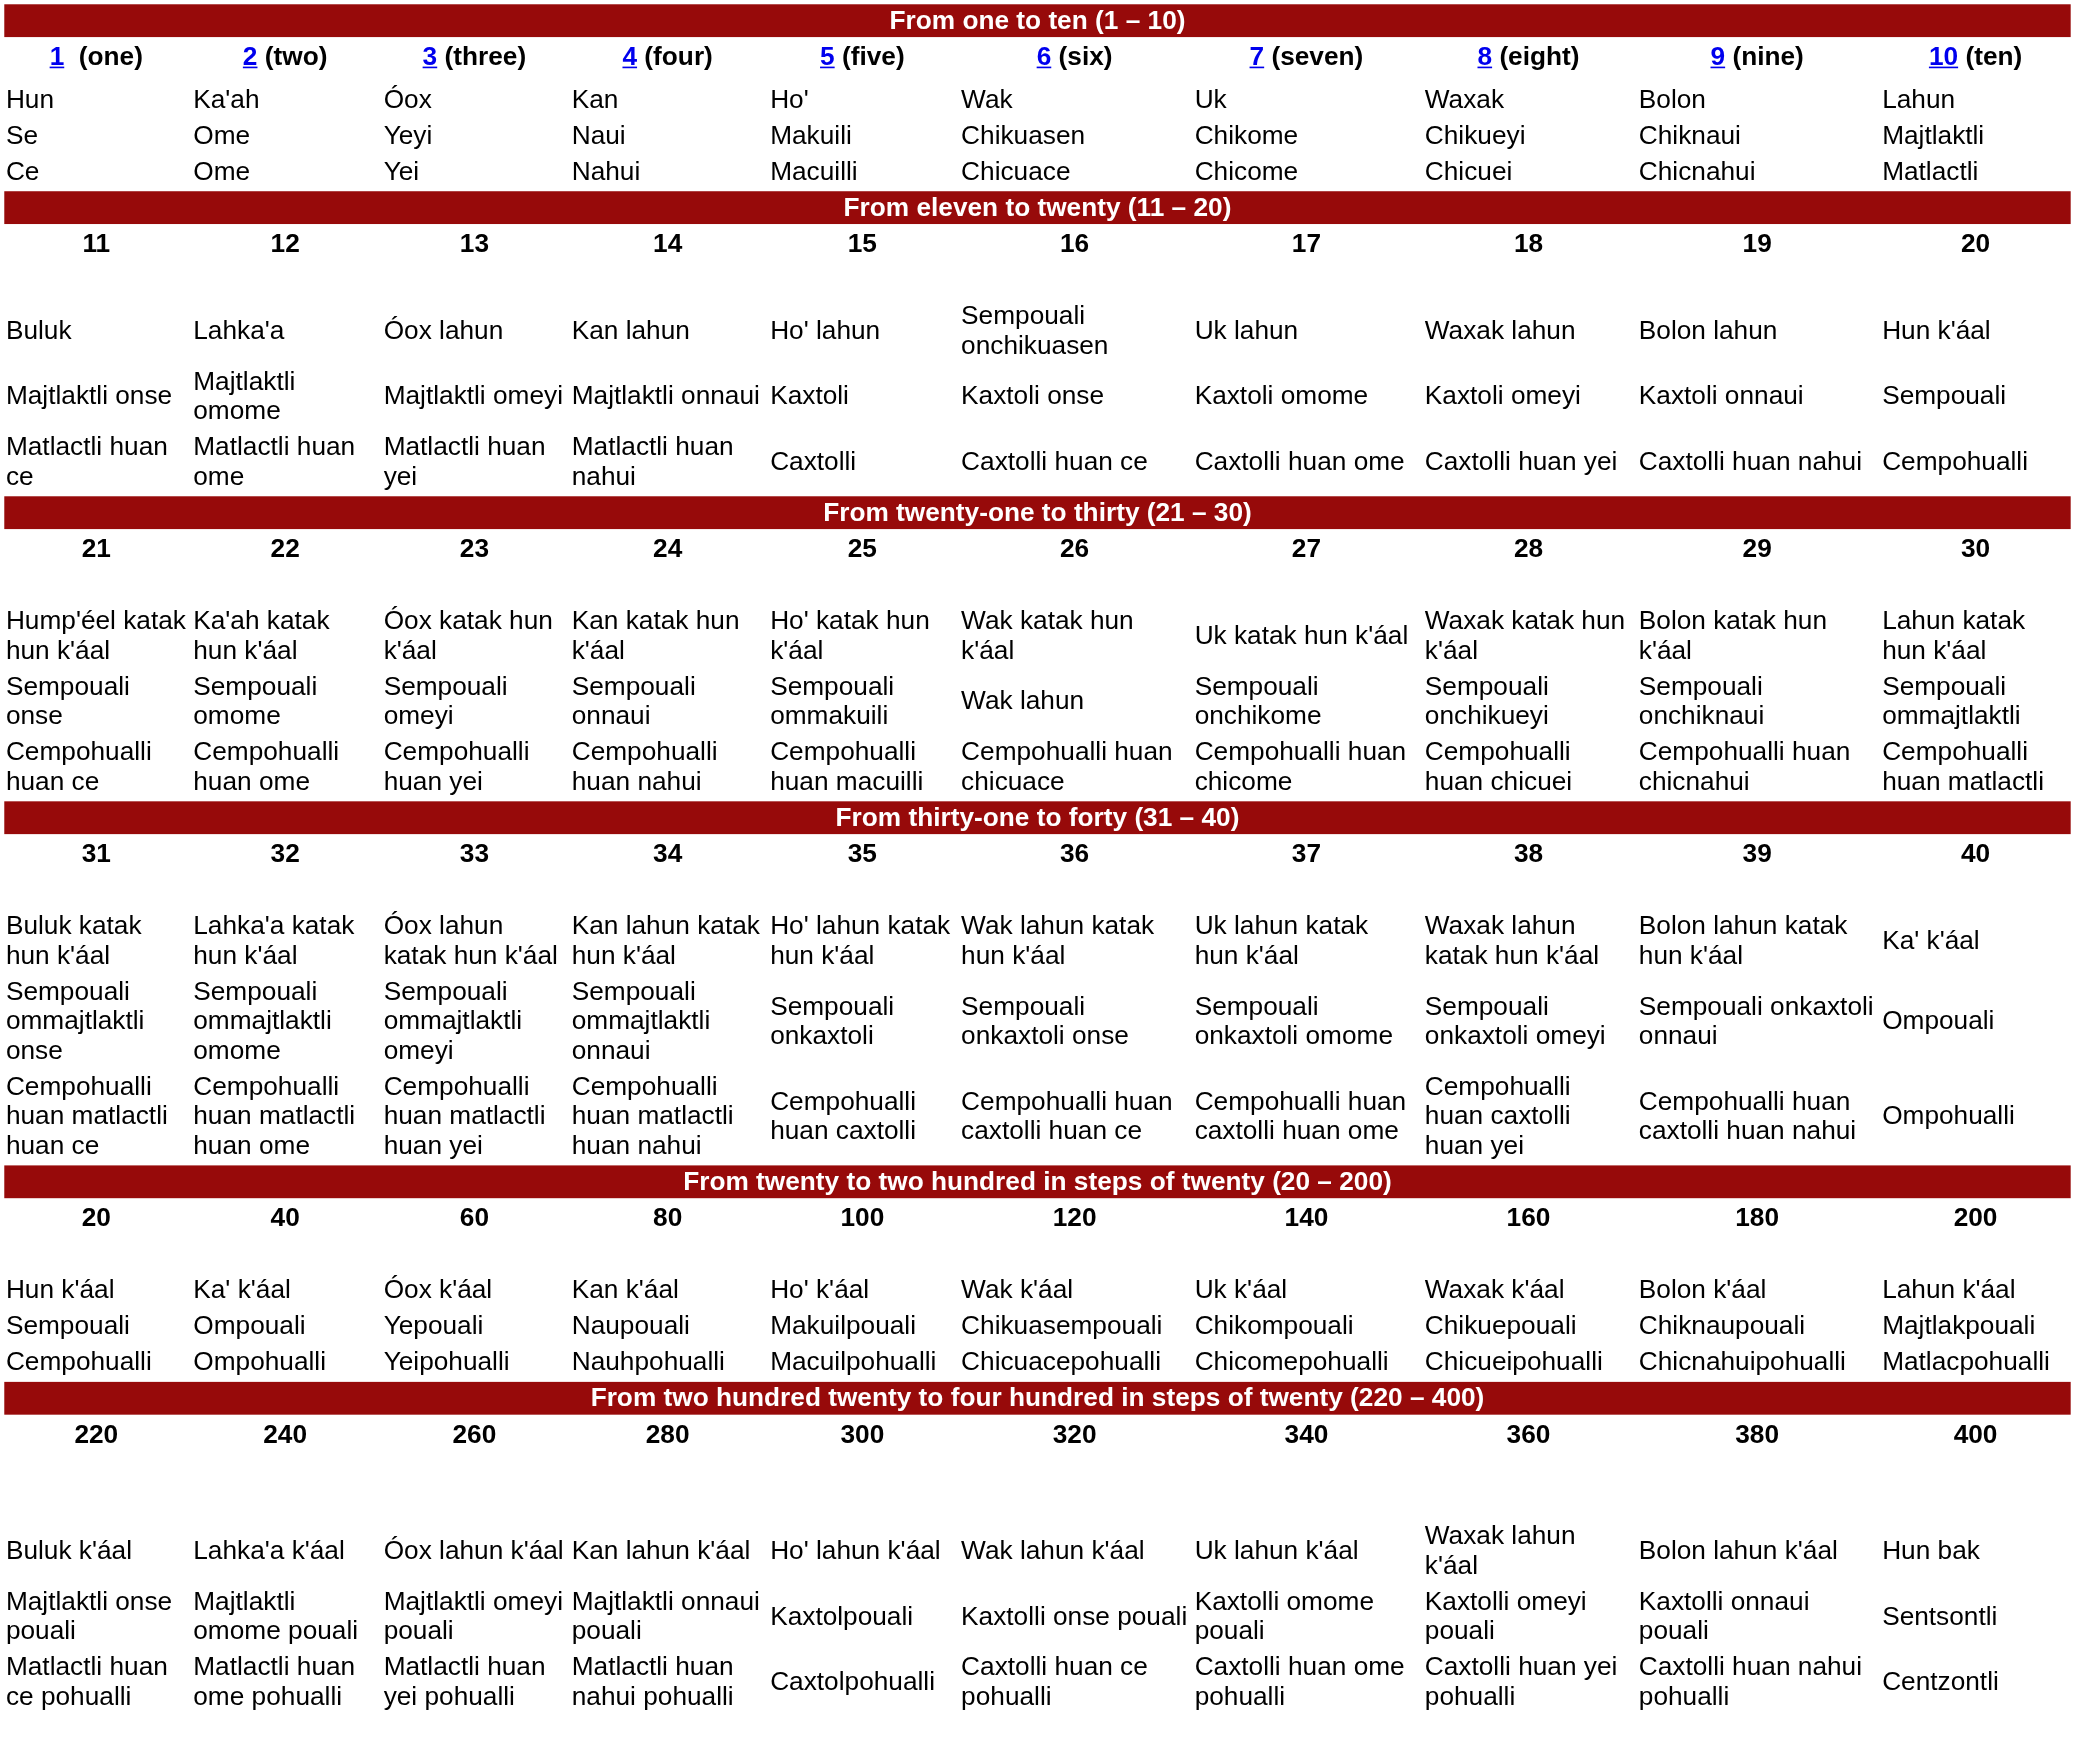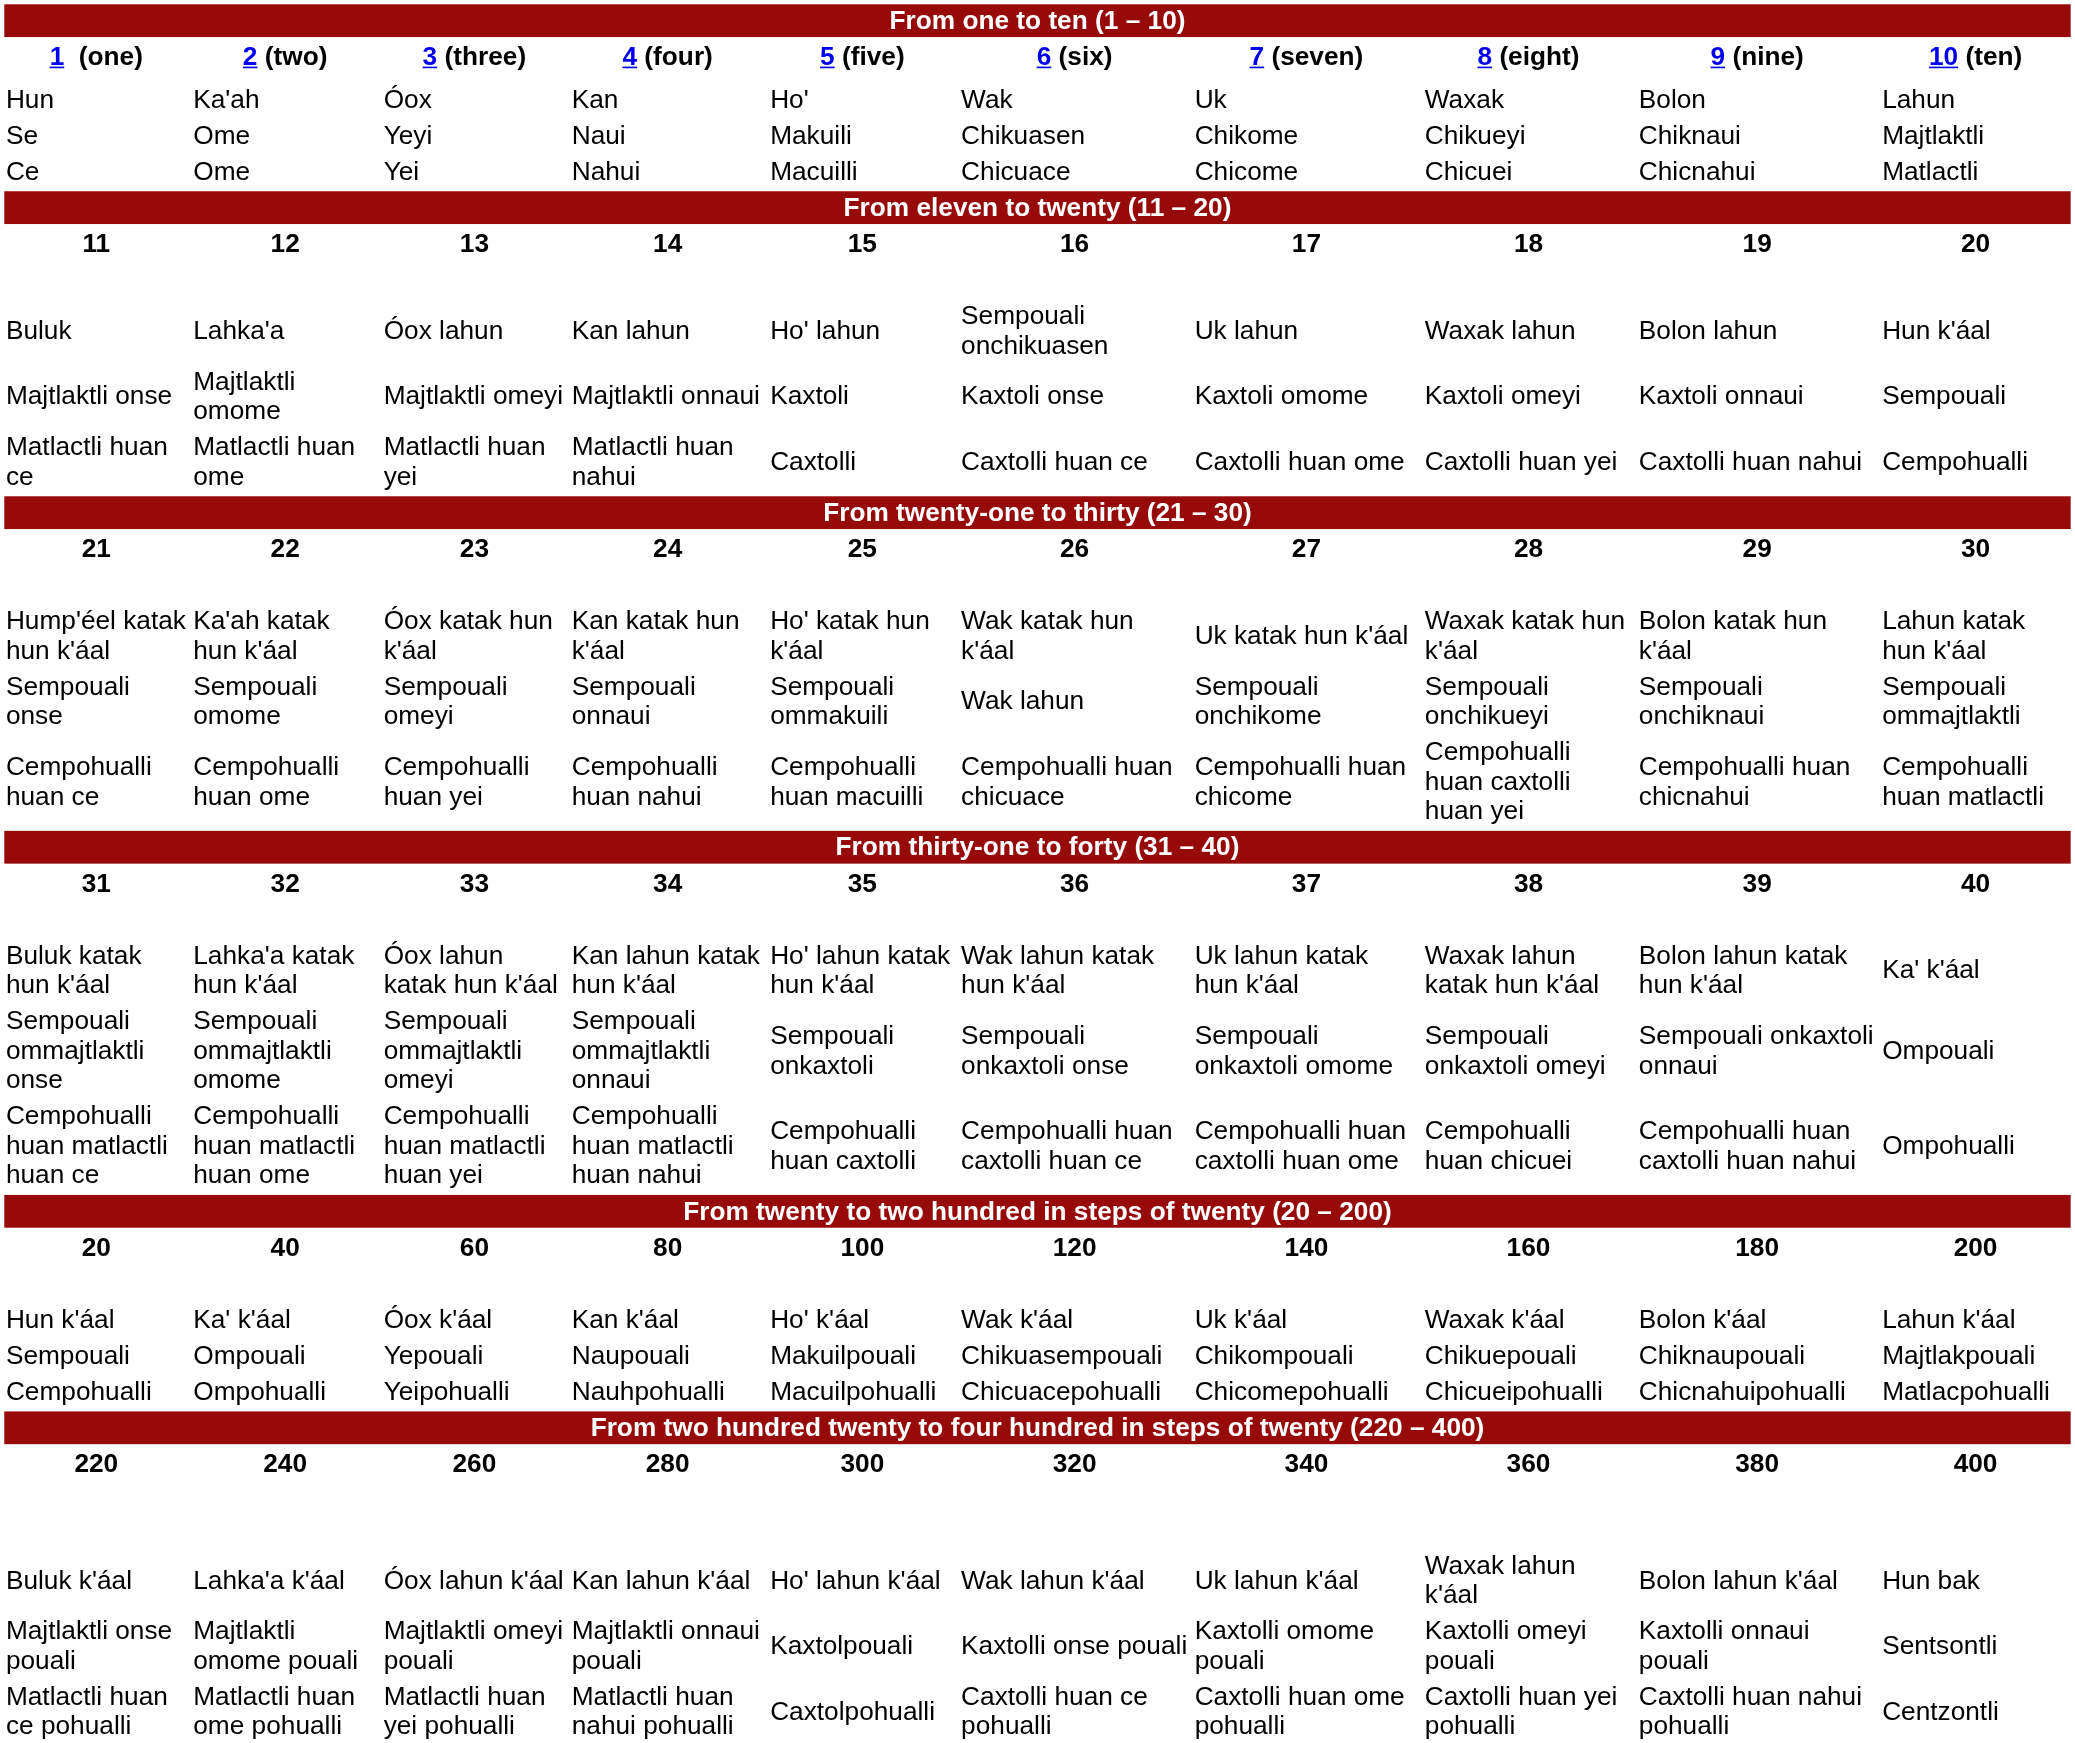(1498, 766) Cempohualli huan chicuei -> (1498, 781) Cempohualli huan caxtolli huan yei
(1498, 1115) Cempohualli huan caxtolli huan yei -> (1498, 1145) Cempohualli huan chicuei
